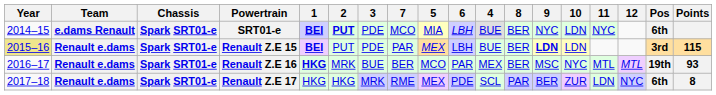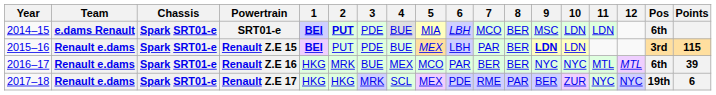columns swapped: (490, 13) <-> (403, 13)
(547, 30) NYC -> (546, 30) MSC
(604, 30) NYC -> (603, 30) LDN
(28, 47) khaki background -> (28, 47) no background
(314, 64) bold -> (314, 64) normal
(547, 64) MSC -> (546, 64) NYC
(660, 64) 19th -> (659, 64) 6th
(693, 64) 93 -> (692, 64) 39
(604, 81) LDN -> (603, 81) NYC
(660, 81) 6th -> (659, 81) 19th
(693, 81) 8 -> (692, 81) 6
